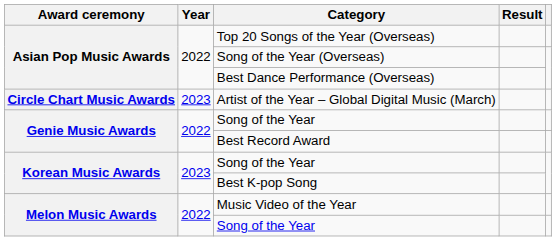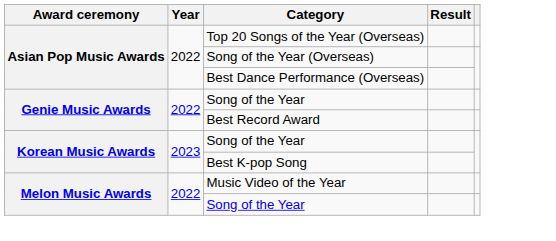- row: (91, 99)
